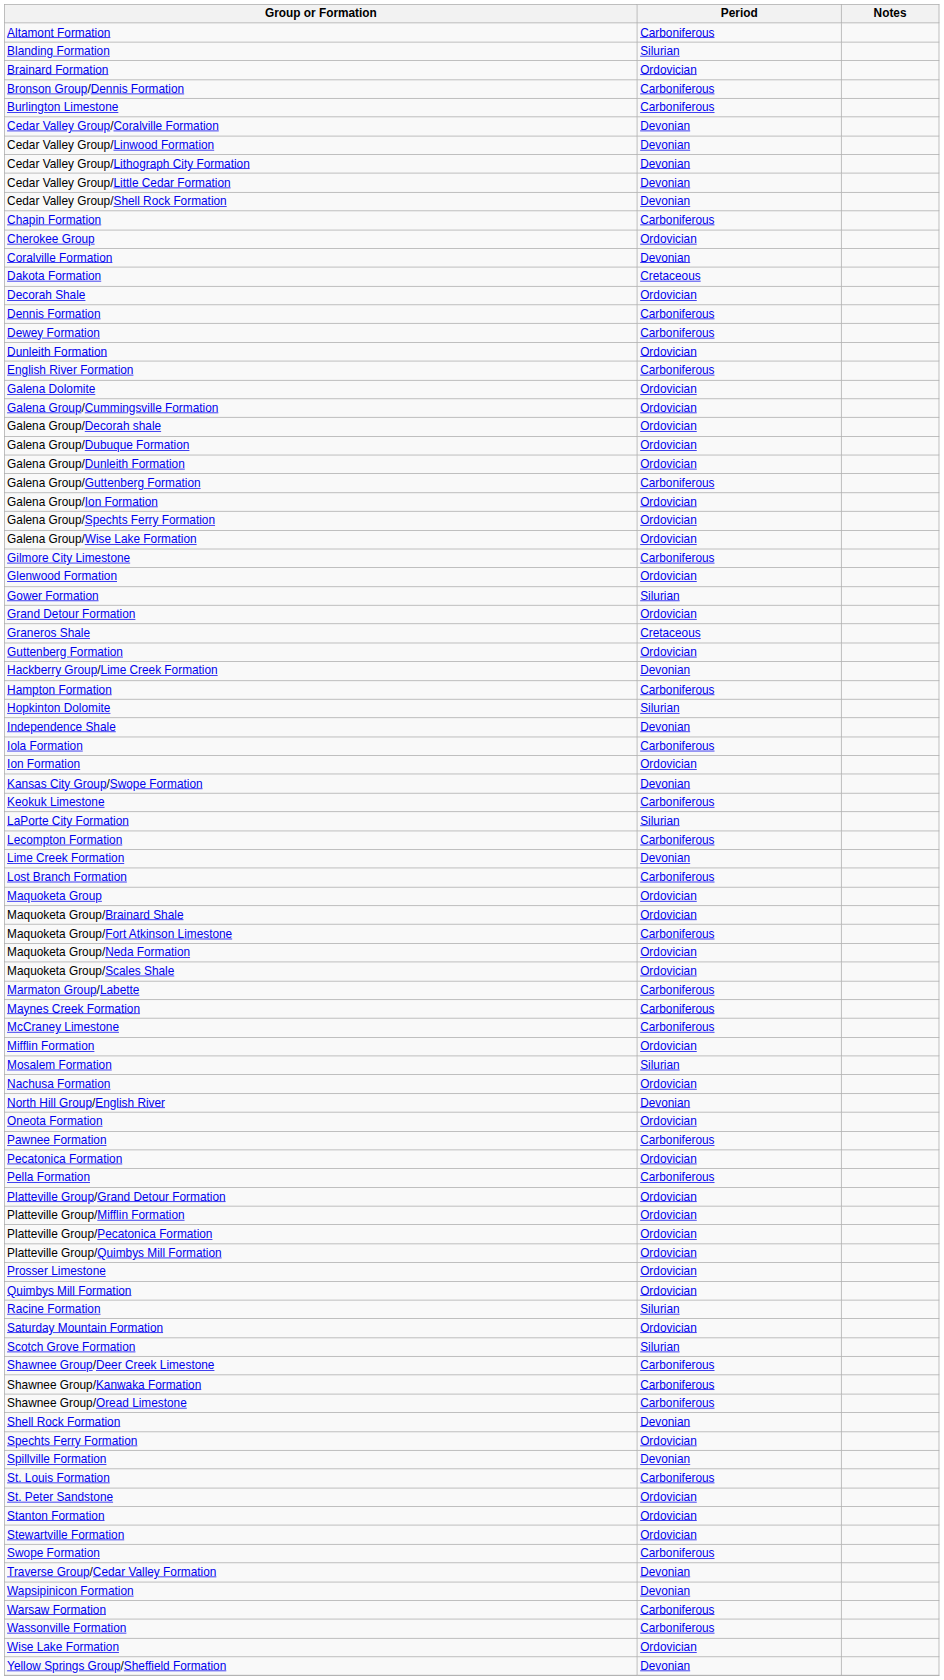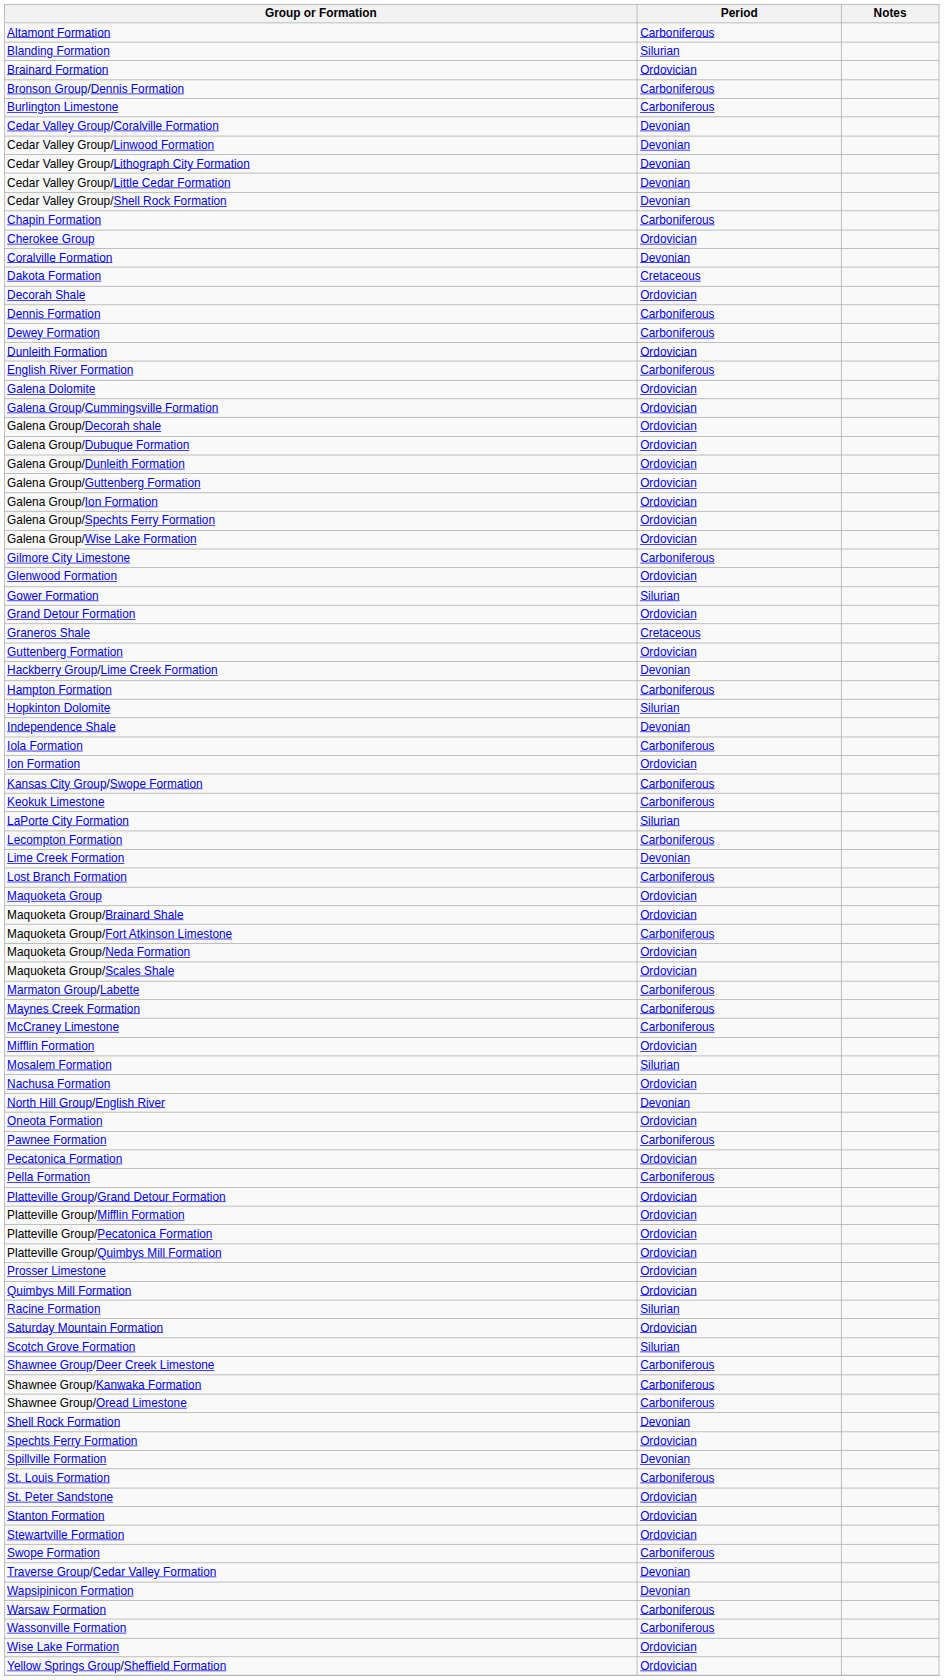(677, 483) Carboniferous -> (668, 483) Ordovician
(665, 783) Devonian -> (677, 783) Carboniferous
(665, 1666) Devonian -> (668, 1666) Ordovician
